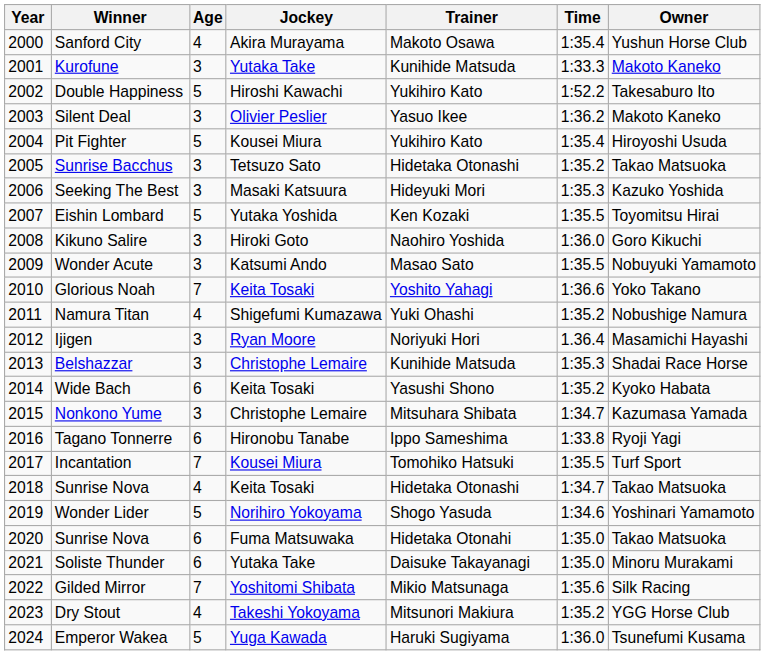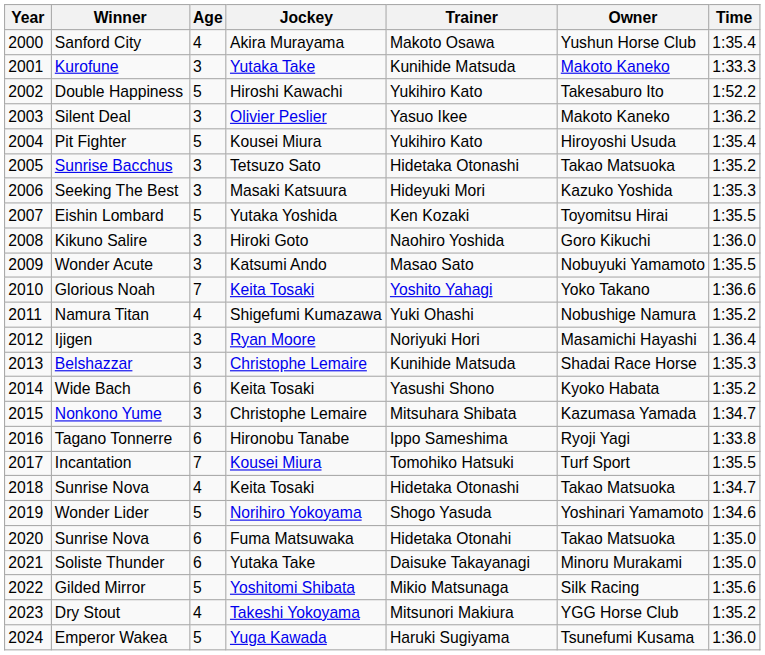columns swapped: (684, 17) <-> (583, 17)
(197, 588) 7 -> (197, 588) 5
